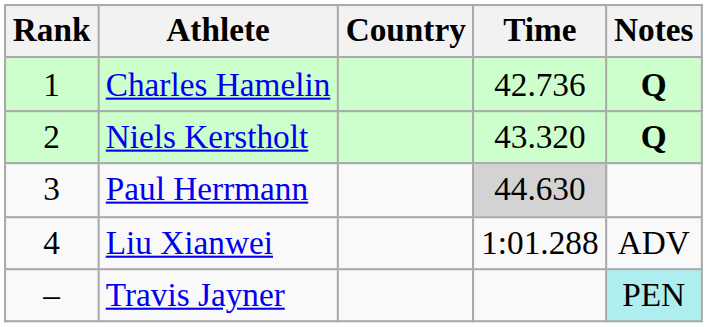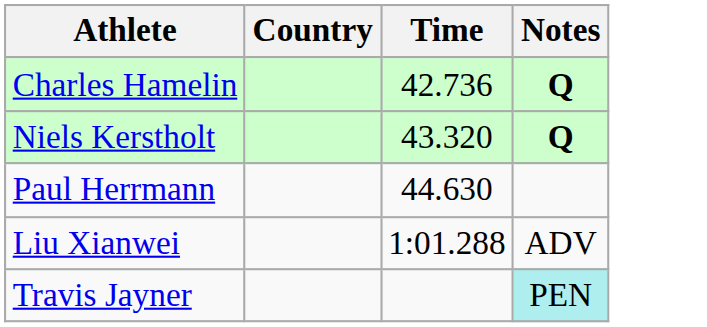- column: (52, 30)
(540, 189) lightgrey background -> (447, 189) no background
